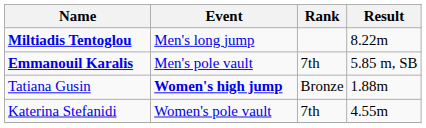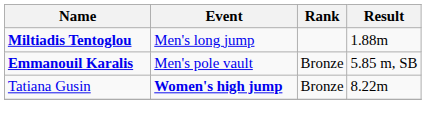(369, 39) 8.22m -> (369, 39) 1.88m
(310, 63) 7th -> (322, 63) Bronze
(369, 87) 1.88m -> (369, 87) 8.22m
- row: (62, 110)
